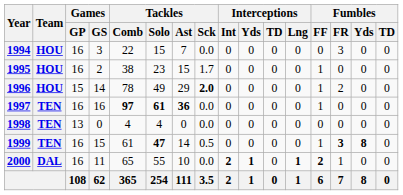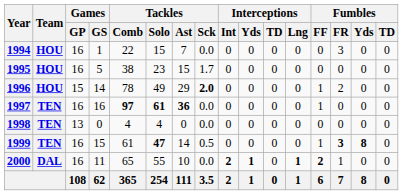(99, 50) 3 -> (99, 50) 1
(99, 69) 2 -> (99, 69) 5
(320, 69) 1 -> (320, 69) 0
